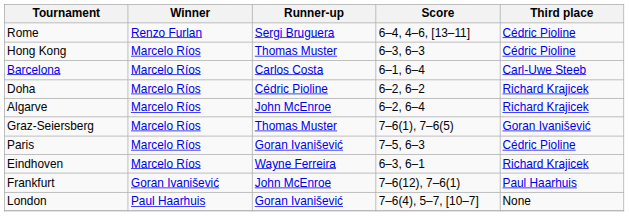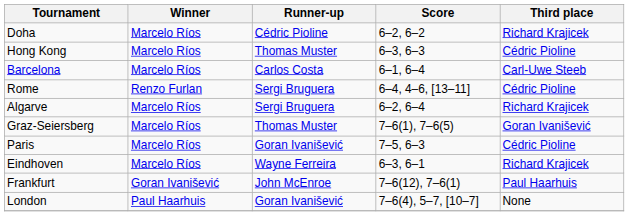rows swapped: (21, 88) <-> (23, 32)
(293, 107) John McEnroe -> (295, 107) Sergi Bruguera
